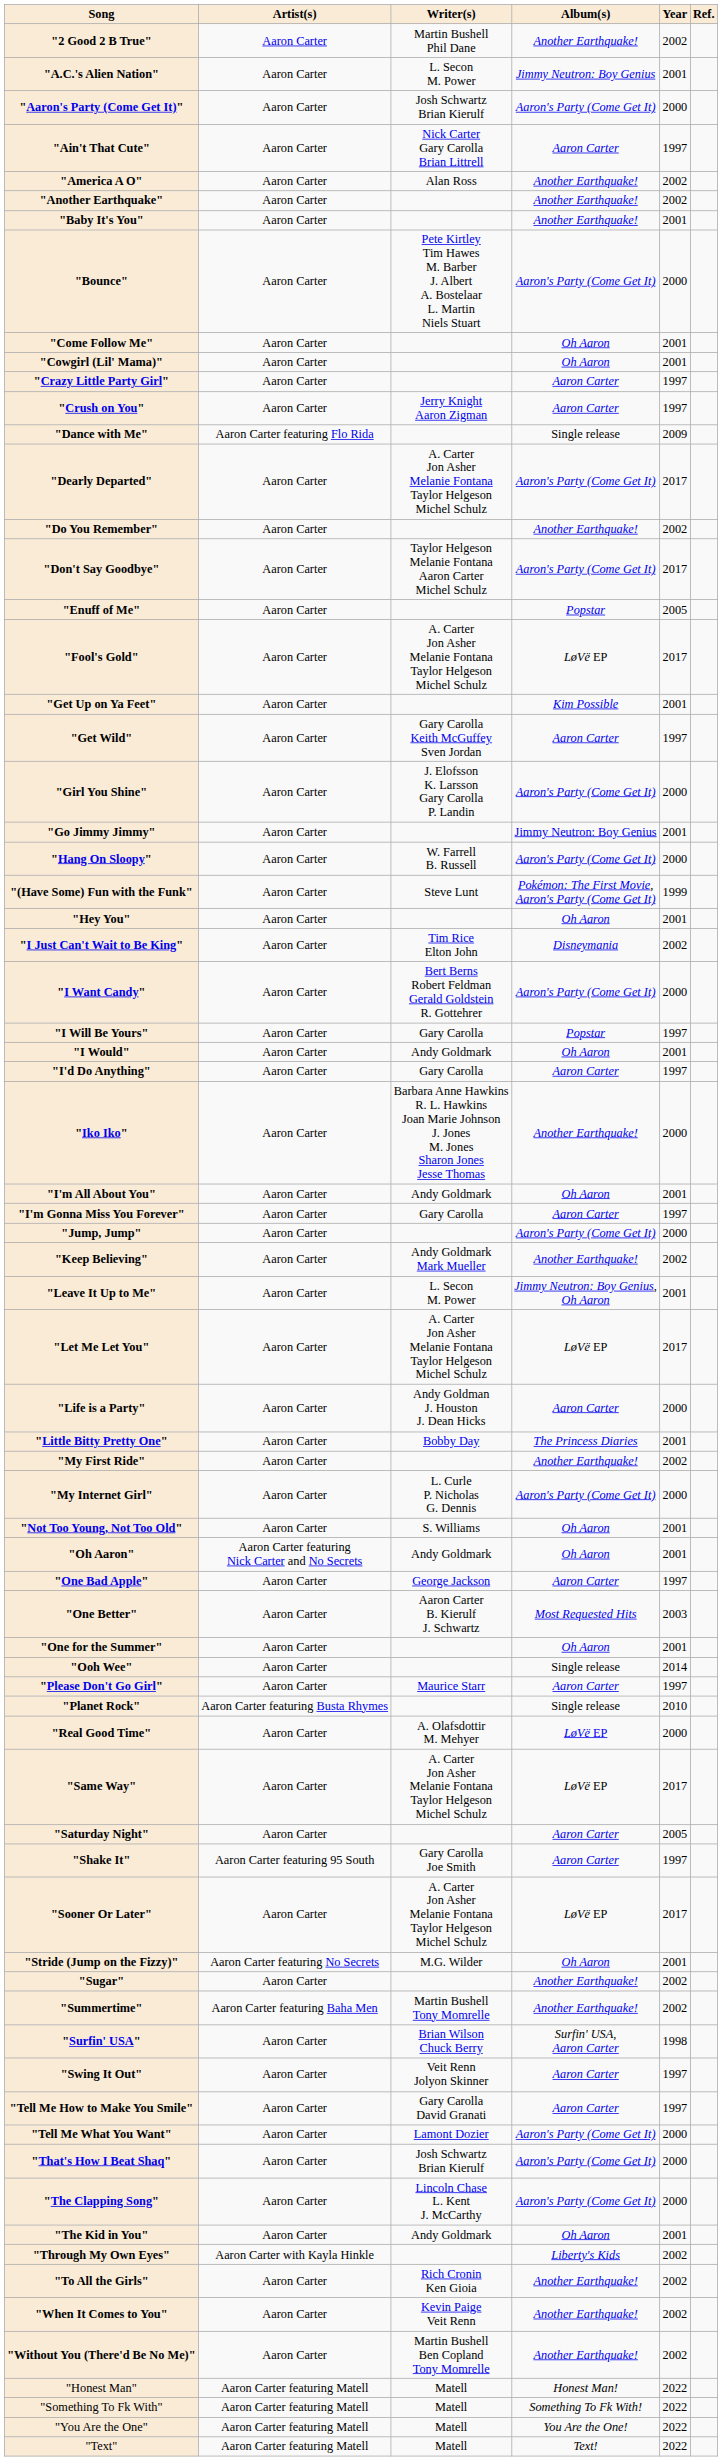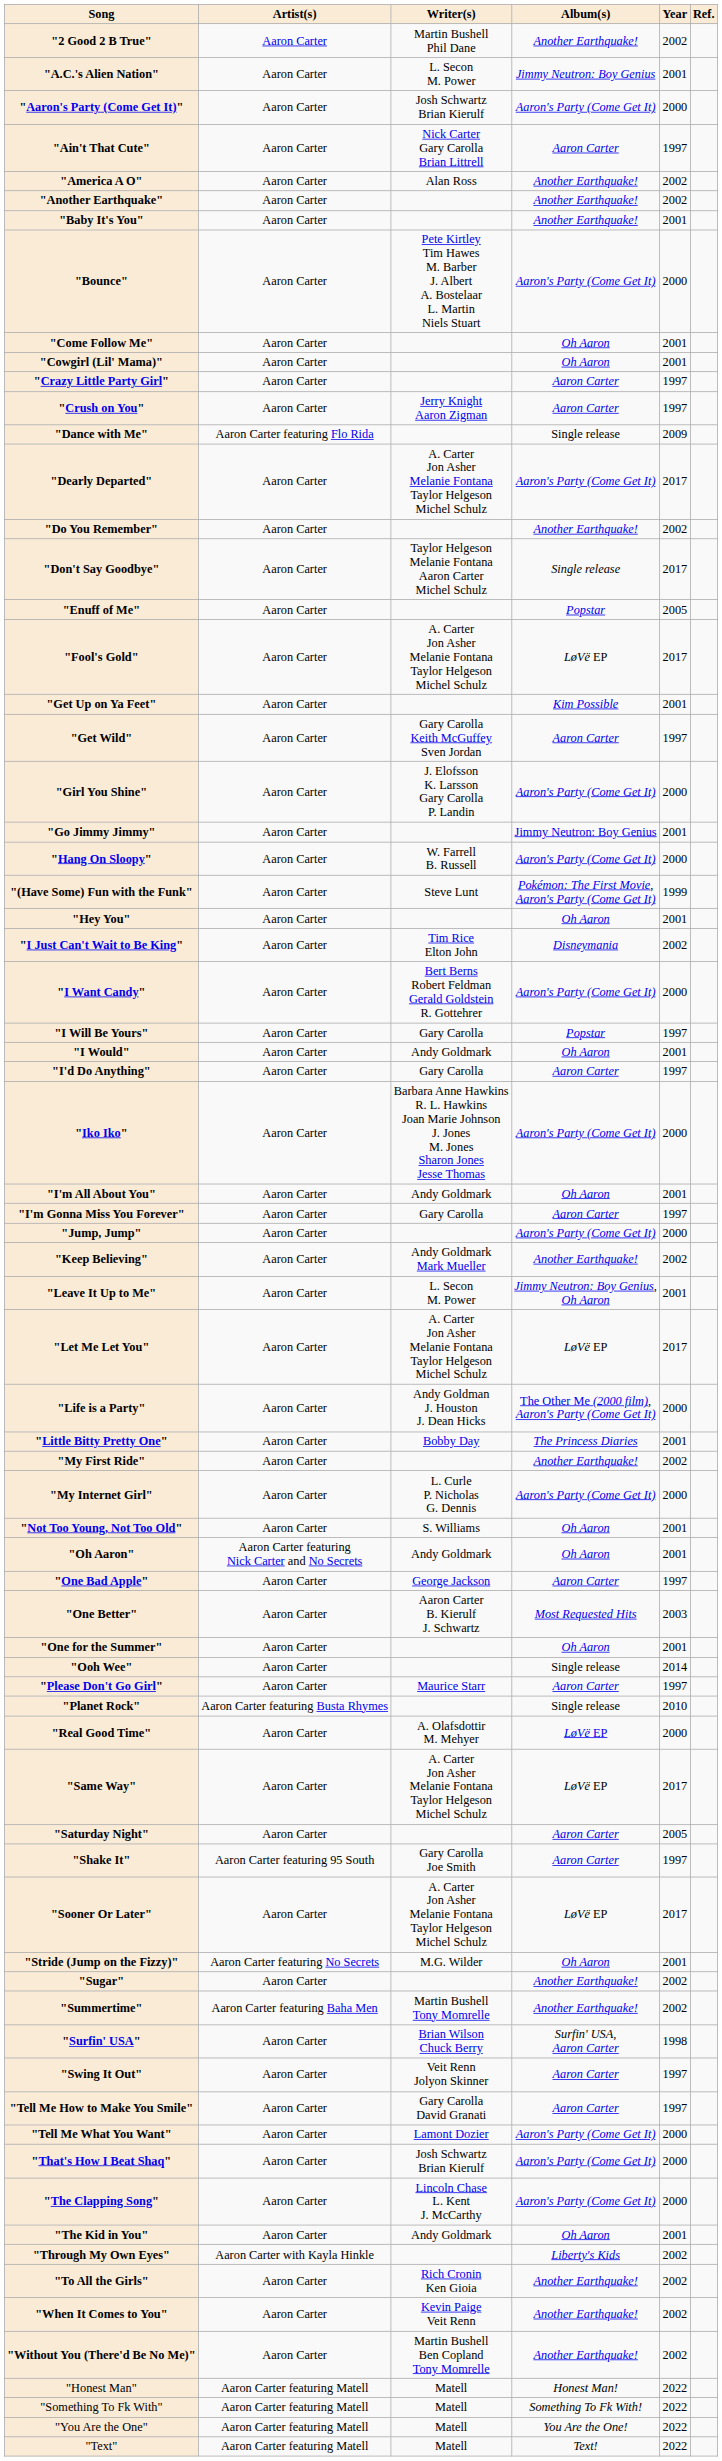(586, 569) Aaron's Party (Come Get It) -> (586, 569) Single release
(586, 1132) Another Earthquake! -> (586, 1132) Aaron's Party (Come Get It)
(586, 1408) Aaron Carter -> (586, 1408) The Other Me (2000 film), Aaron's Party (Come Get It)
